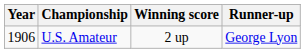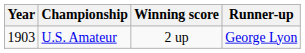(21, 37) 1906 -> (21, 37) 1903
